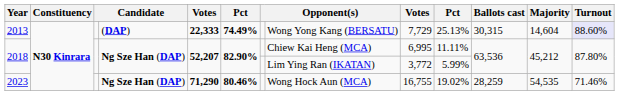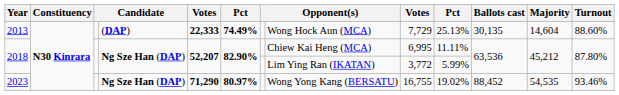(333, 30) Wong Yong Kang (BERSATU) -> (319, 30) Wong Hock Aun (MCA)
(488, 30) 30,315 -> (488, 30) 30,135
(591, 30) lavender background -> (591, 30) no background
(241, 82) 80.46% -> (241, 82) 80.97%
(319, 82) Wong Hock Aun (MCA) -> (333, 82) Wong Yong Kang (BERSATU)
(488, 82) 28,259 -> (488, 82) 88,452
(591, 82) 71.46% -> (591, 82) 93.46%
